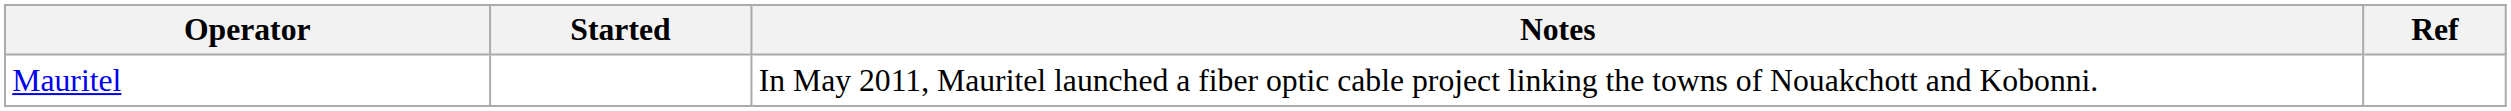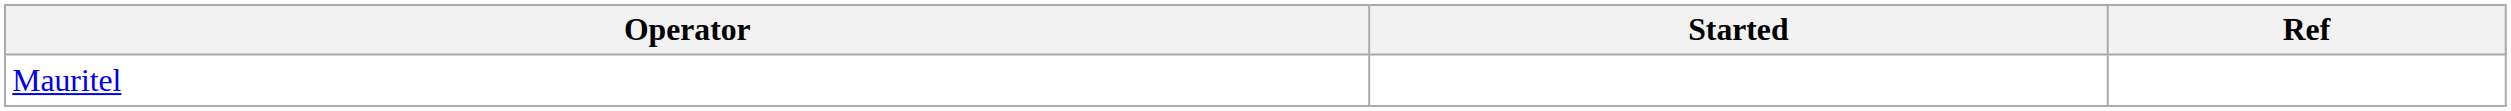- column: (1558, 29)
